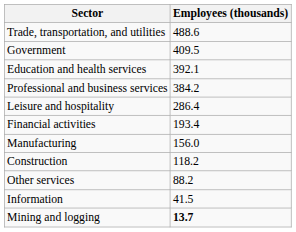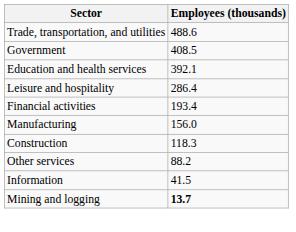(186, 50) 409.5 -> (184, 50) 408.5
- row: (87, 87)
(186, 161) 118.2 -> (184, 143) 118.3
